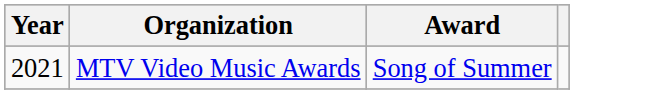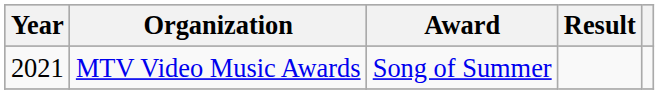+ column: (600, 25)
